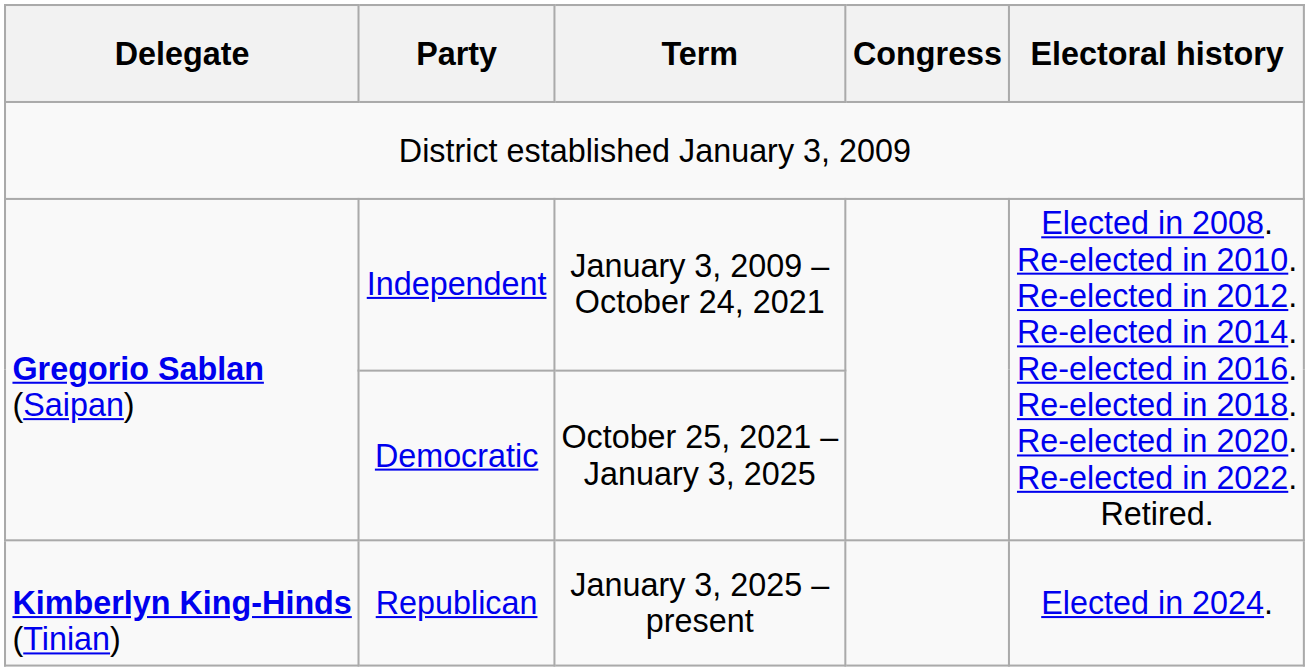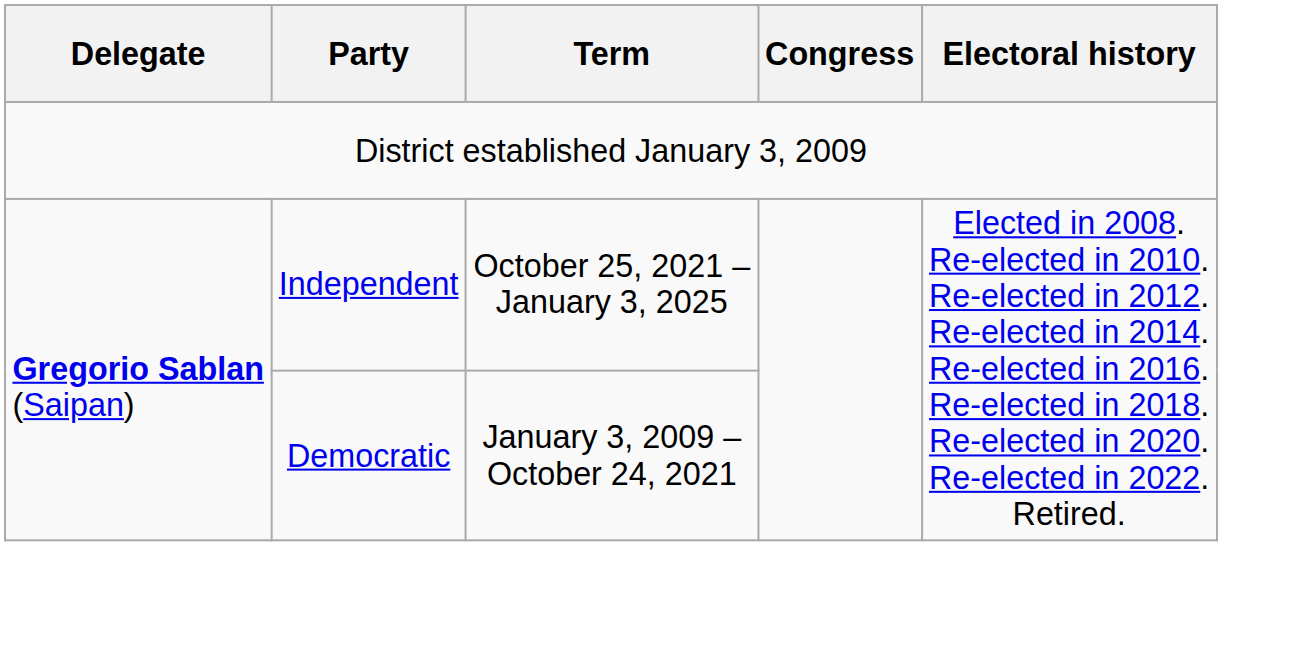(700, 283) January 3, 2009 – October 24, 2021 -> (612, 283) October 25, 2021 – January 3, 2025
(700, 455) October 25, 2021 – January 3, 2025 -> (612, 455) January 3, 2009 – October 24, 2021
- row: (457, 602)
